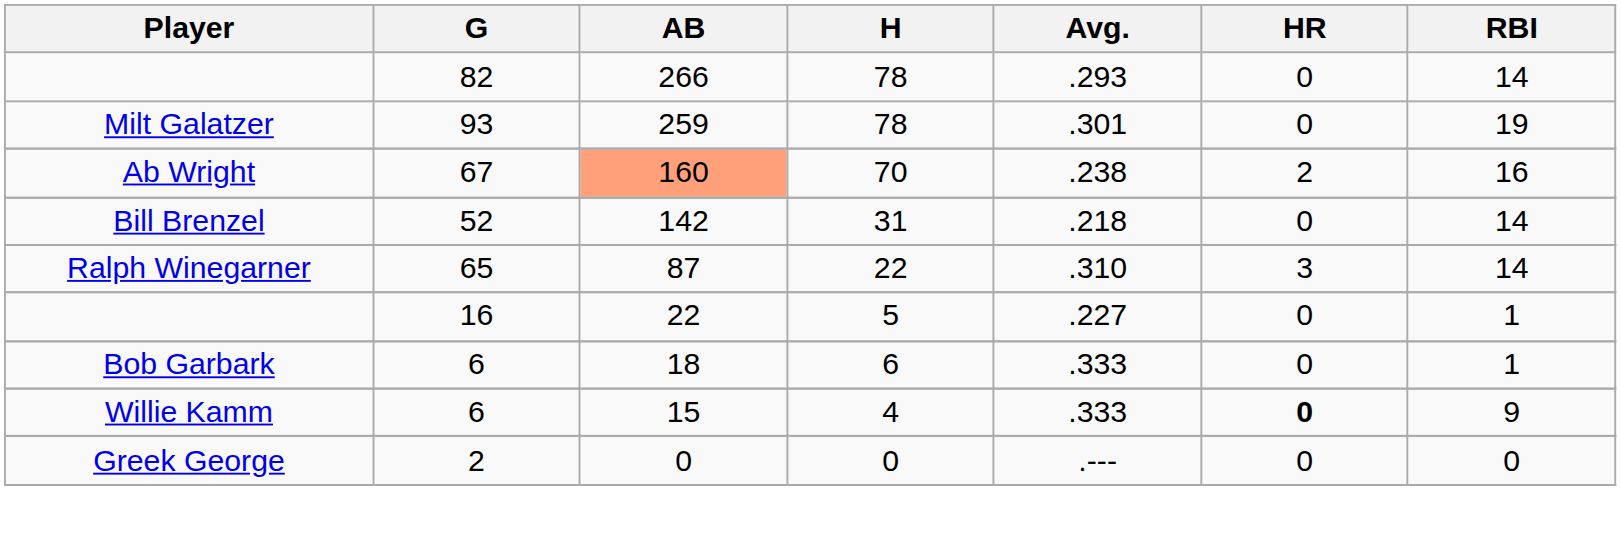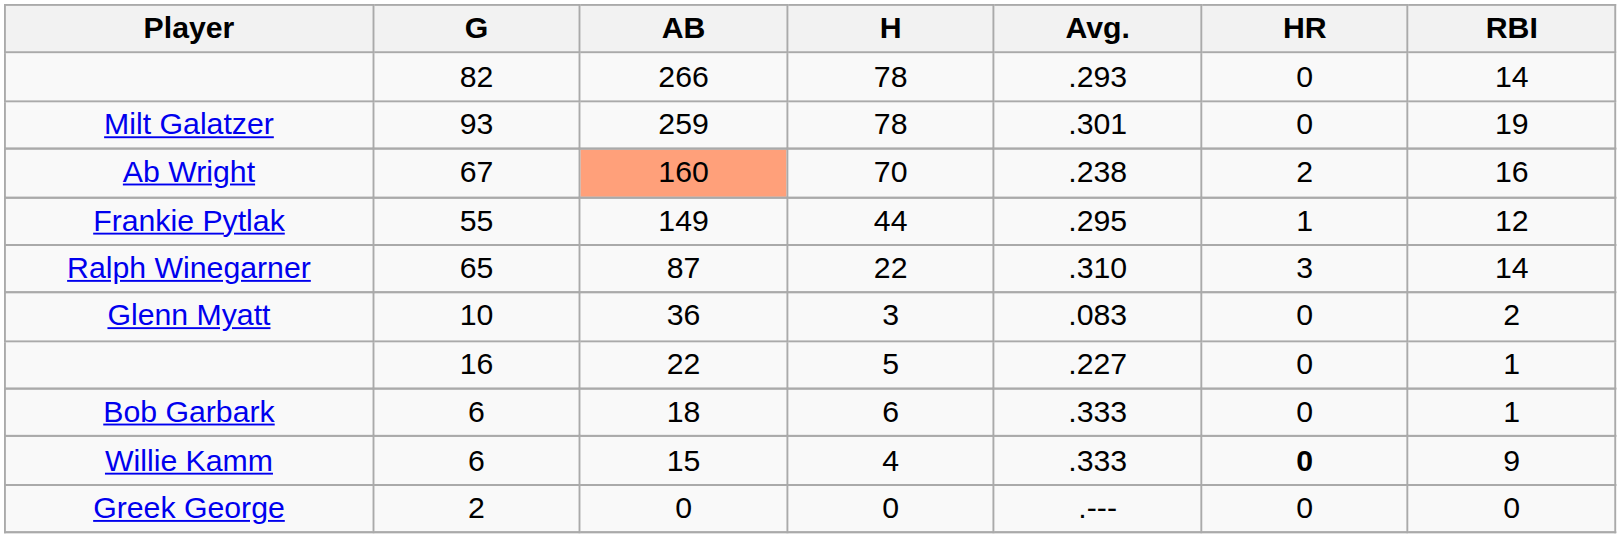+ row: (189, 220)
- row: (189, 220)
+ row: (189, 316)
